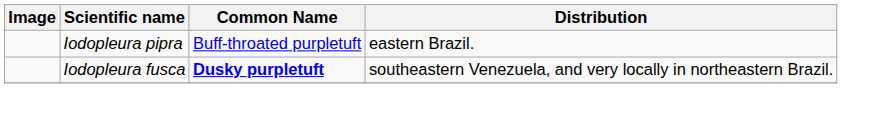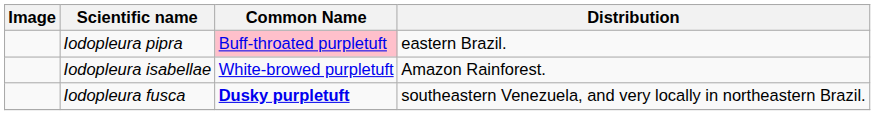(277, 43) no background -> (303, 43) pink background
+ row: (137, 69)
